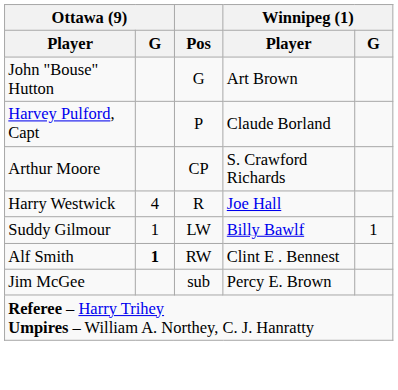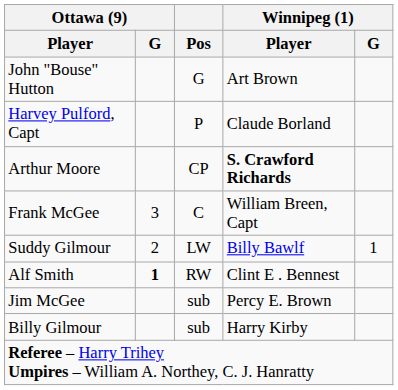(267, 168) normal -> (270, 168) bold
- row: (62, 203)
+ row: (54, 213)
(155, 230) 1 -> (155, 248) 2
+ row: (55, 326)
